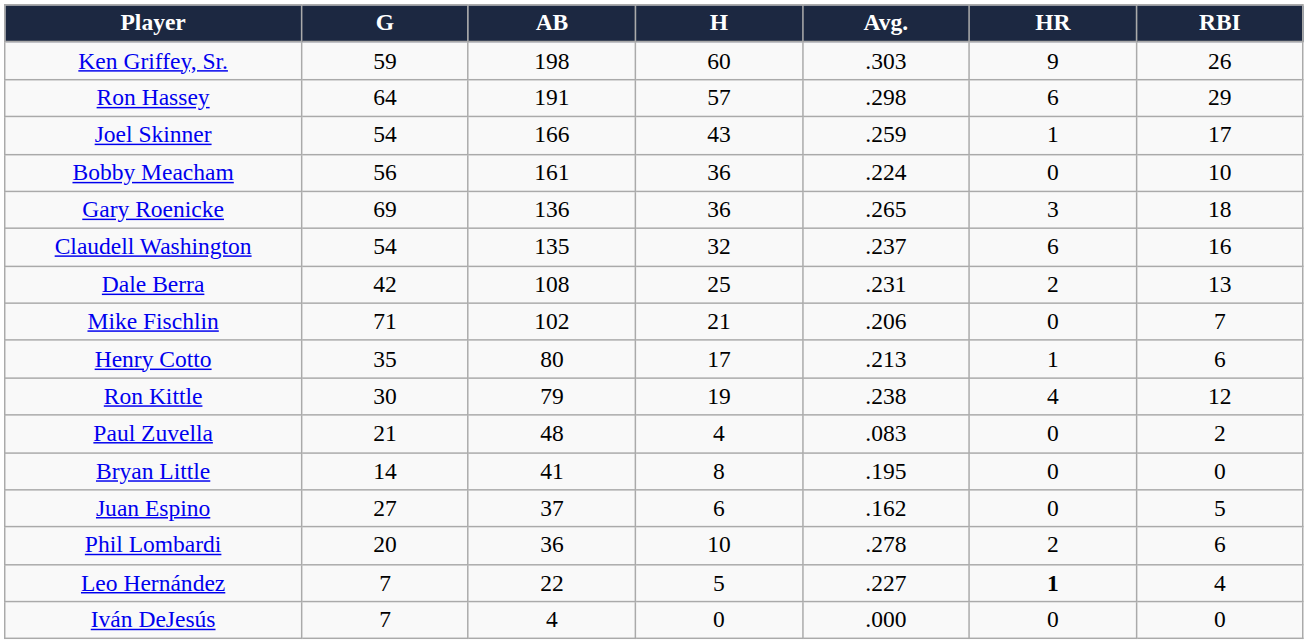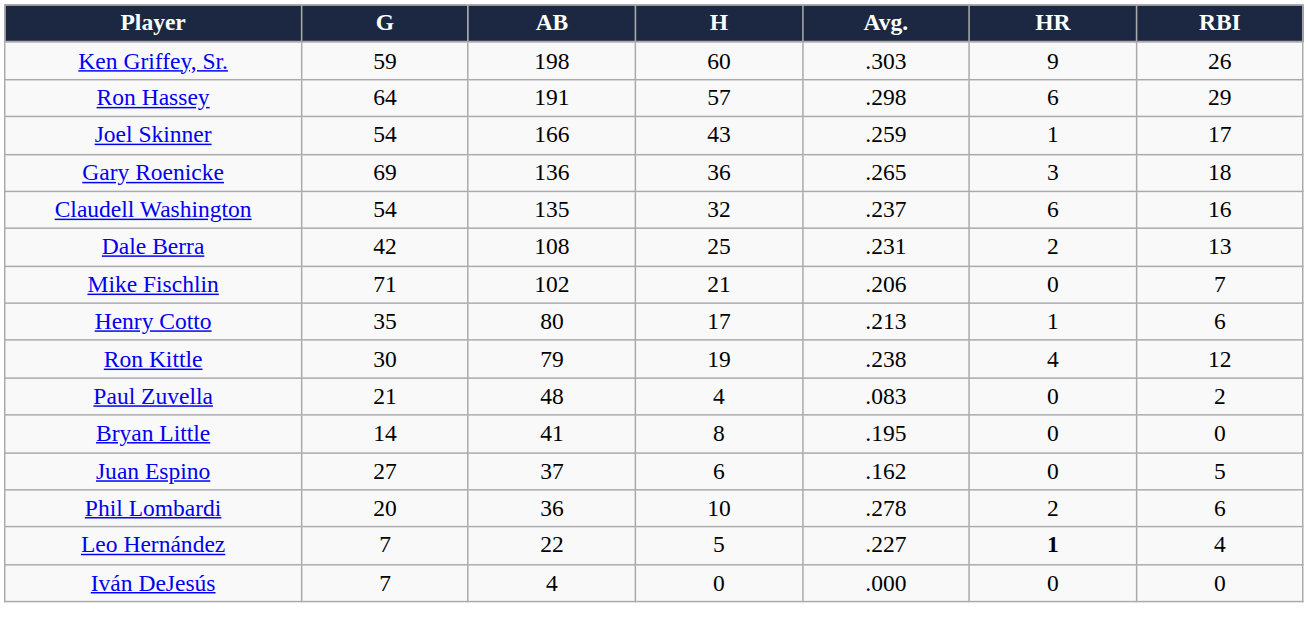- row: (153, 172)
